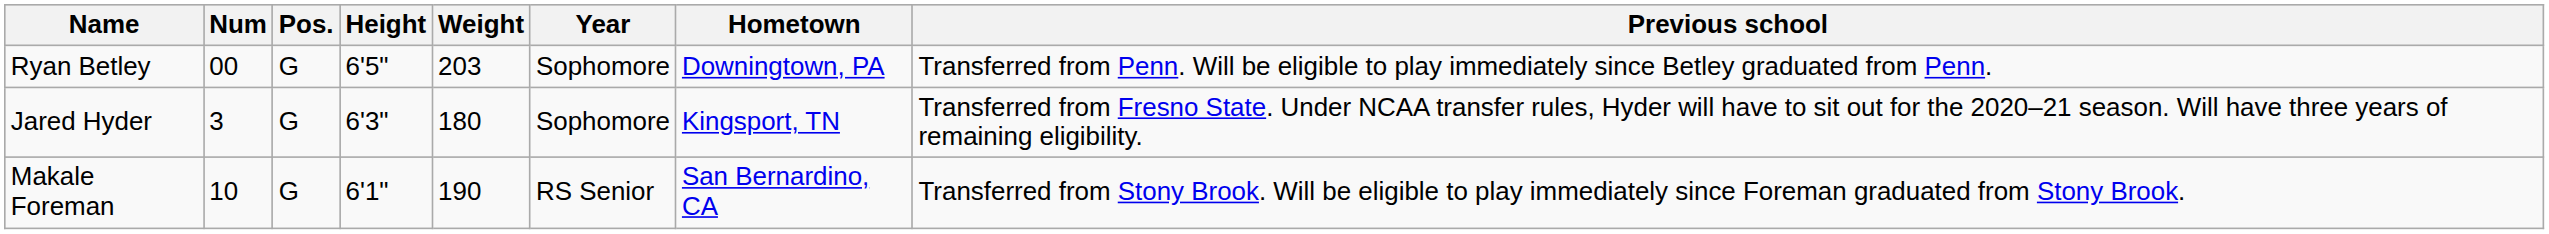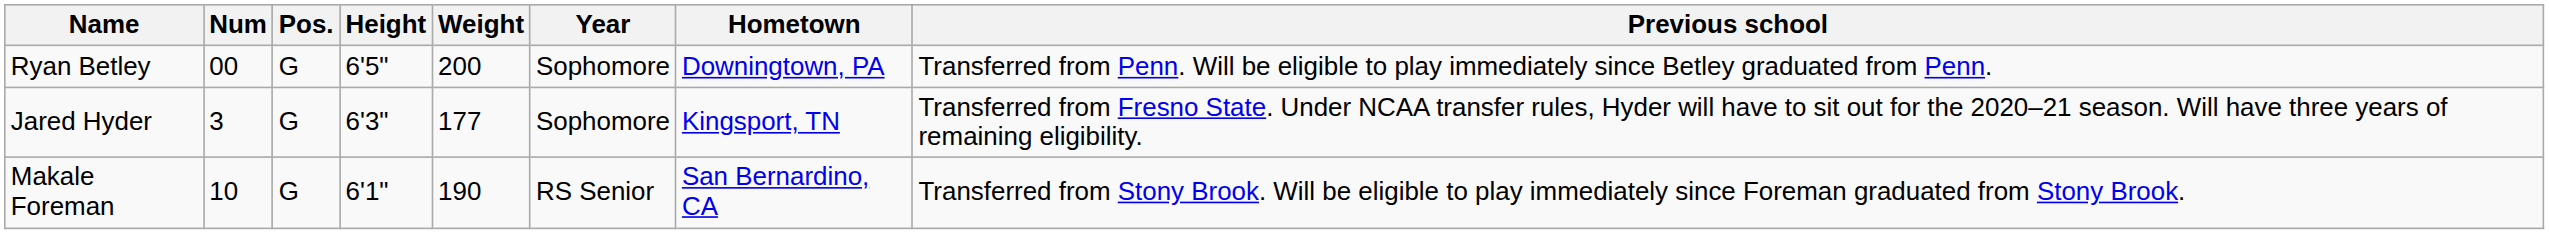(460, 66) 203 -> (460, 66) 200
(460, 121) 180 -> (460, 121) 177
